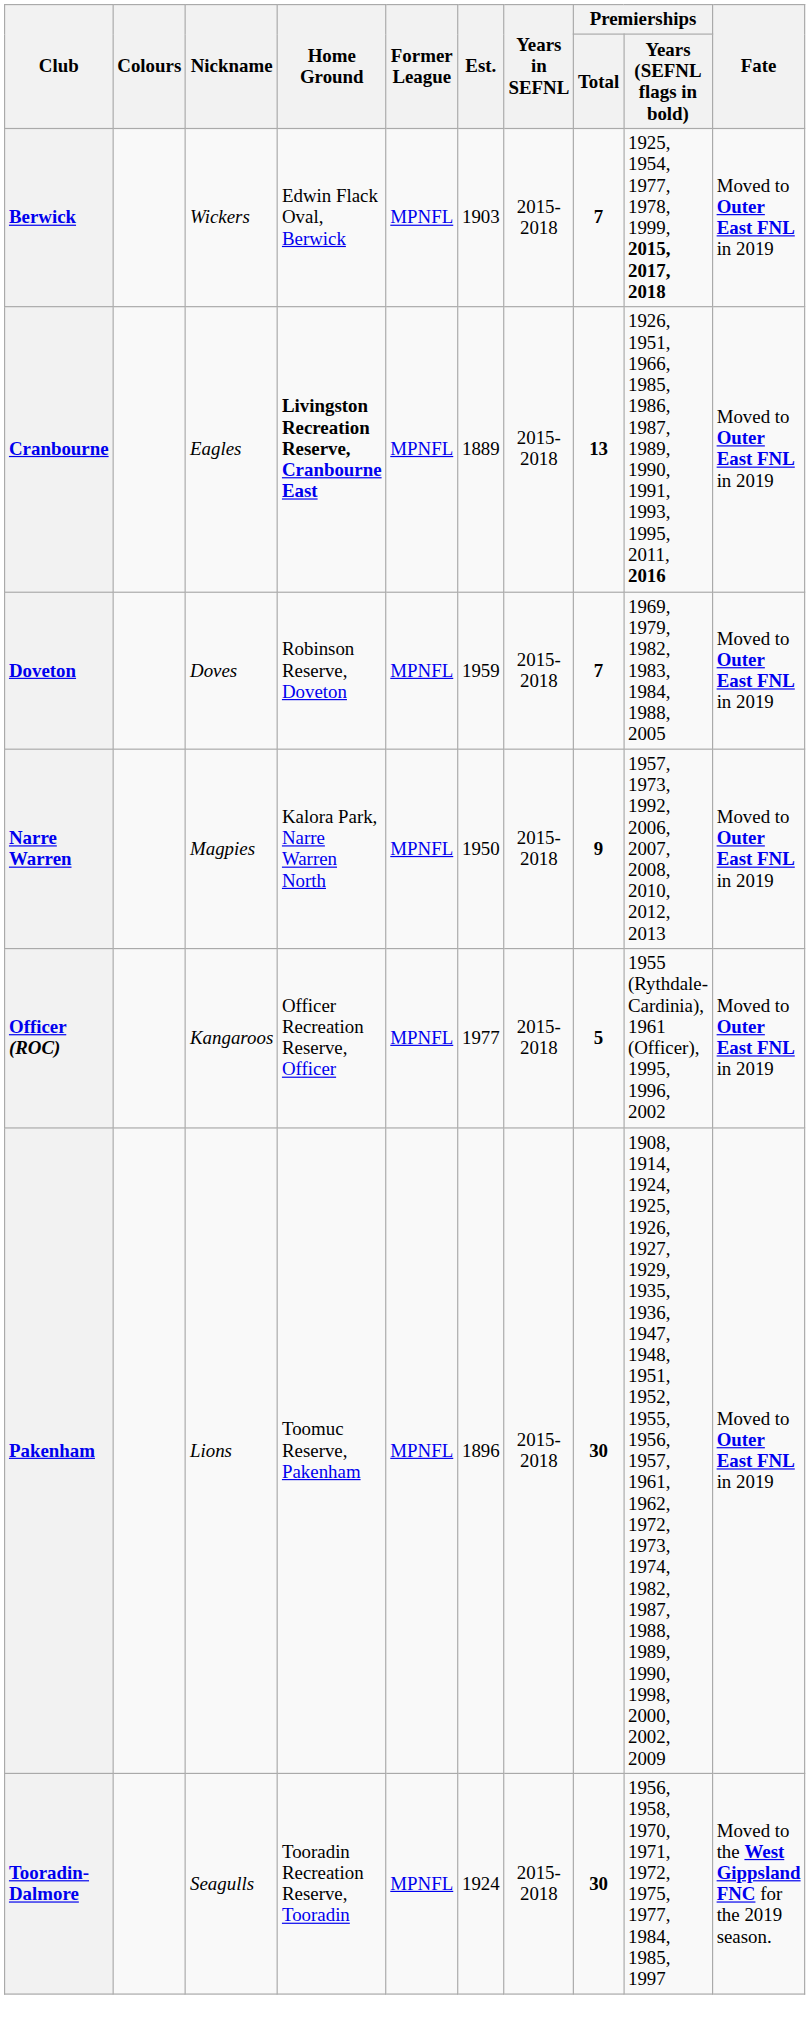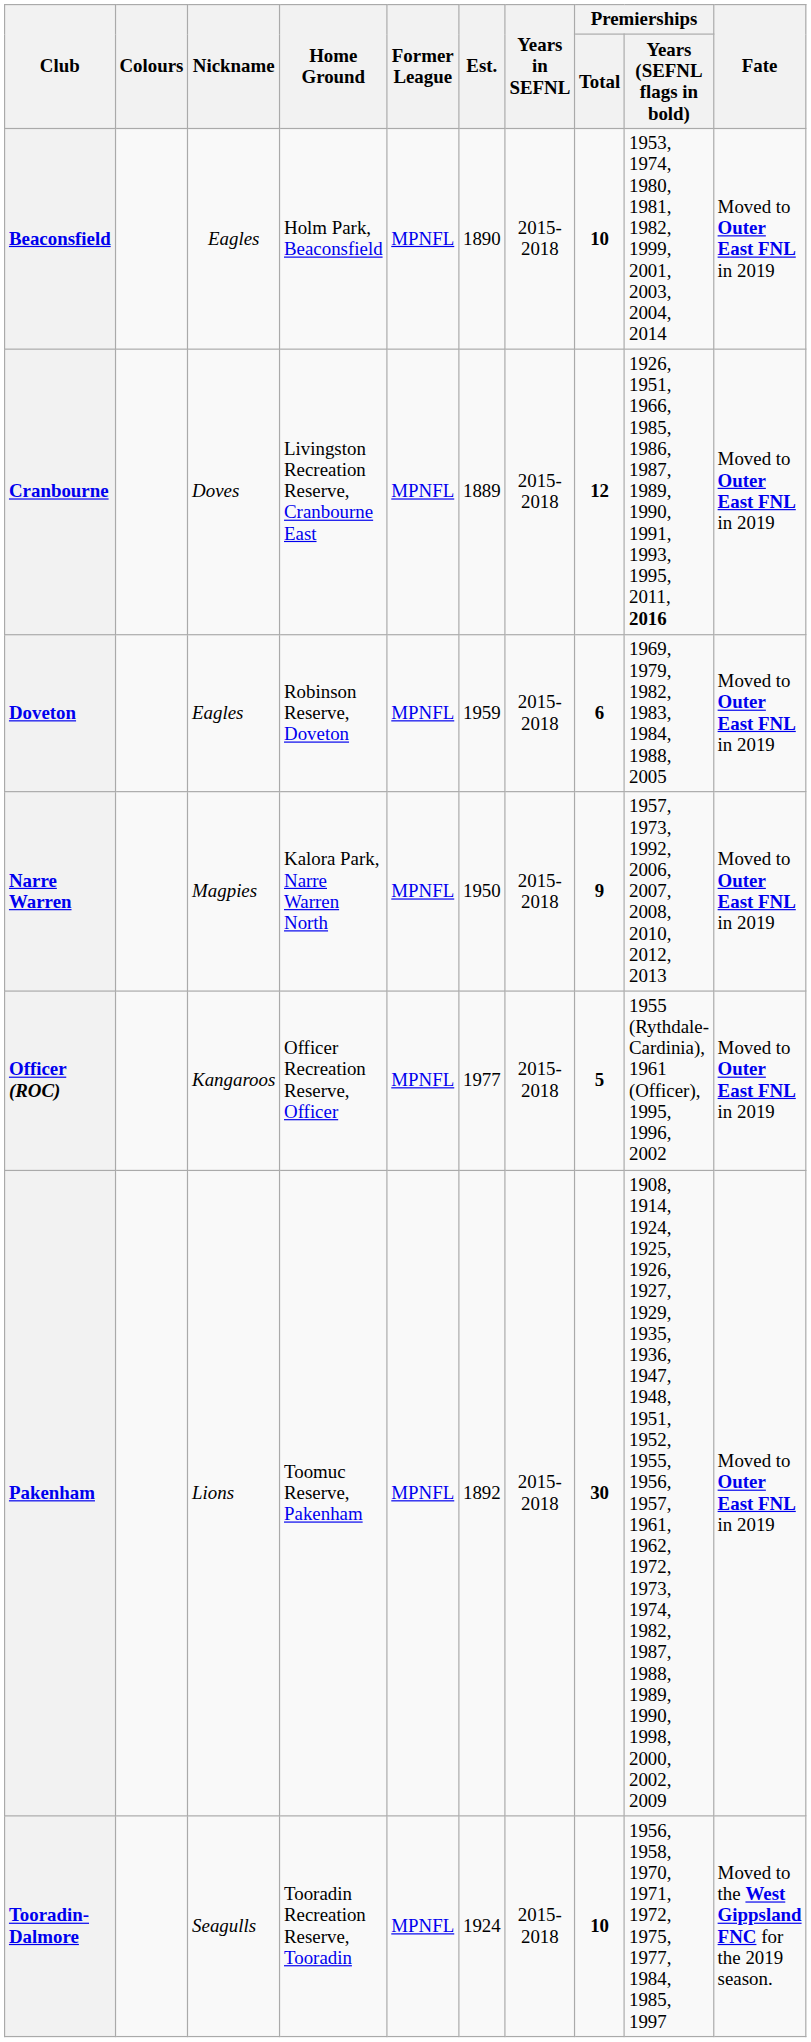+ row: (60, 238)
- row: (42, 217)
(216, 449) Eagles -> (216, 491) Doves
(332, 449) bold -> (329, 491) normal
(599, 449) 13 -> (600, 491) 12
(214, 670) Doves -> (218, 712) Eagles
(599, 670) 7 -> (600, 712) 6
(481, 1450) 1896 -> (482, 1492) 1892
(599, 1883) 30 -> (600, 1926) 10
